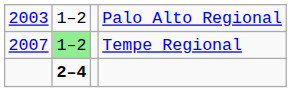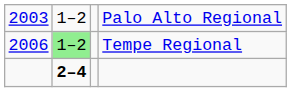(29, 45) 2007 -> (29, 45) 2006
